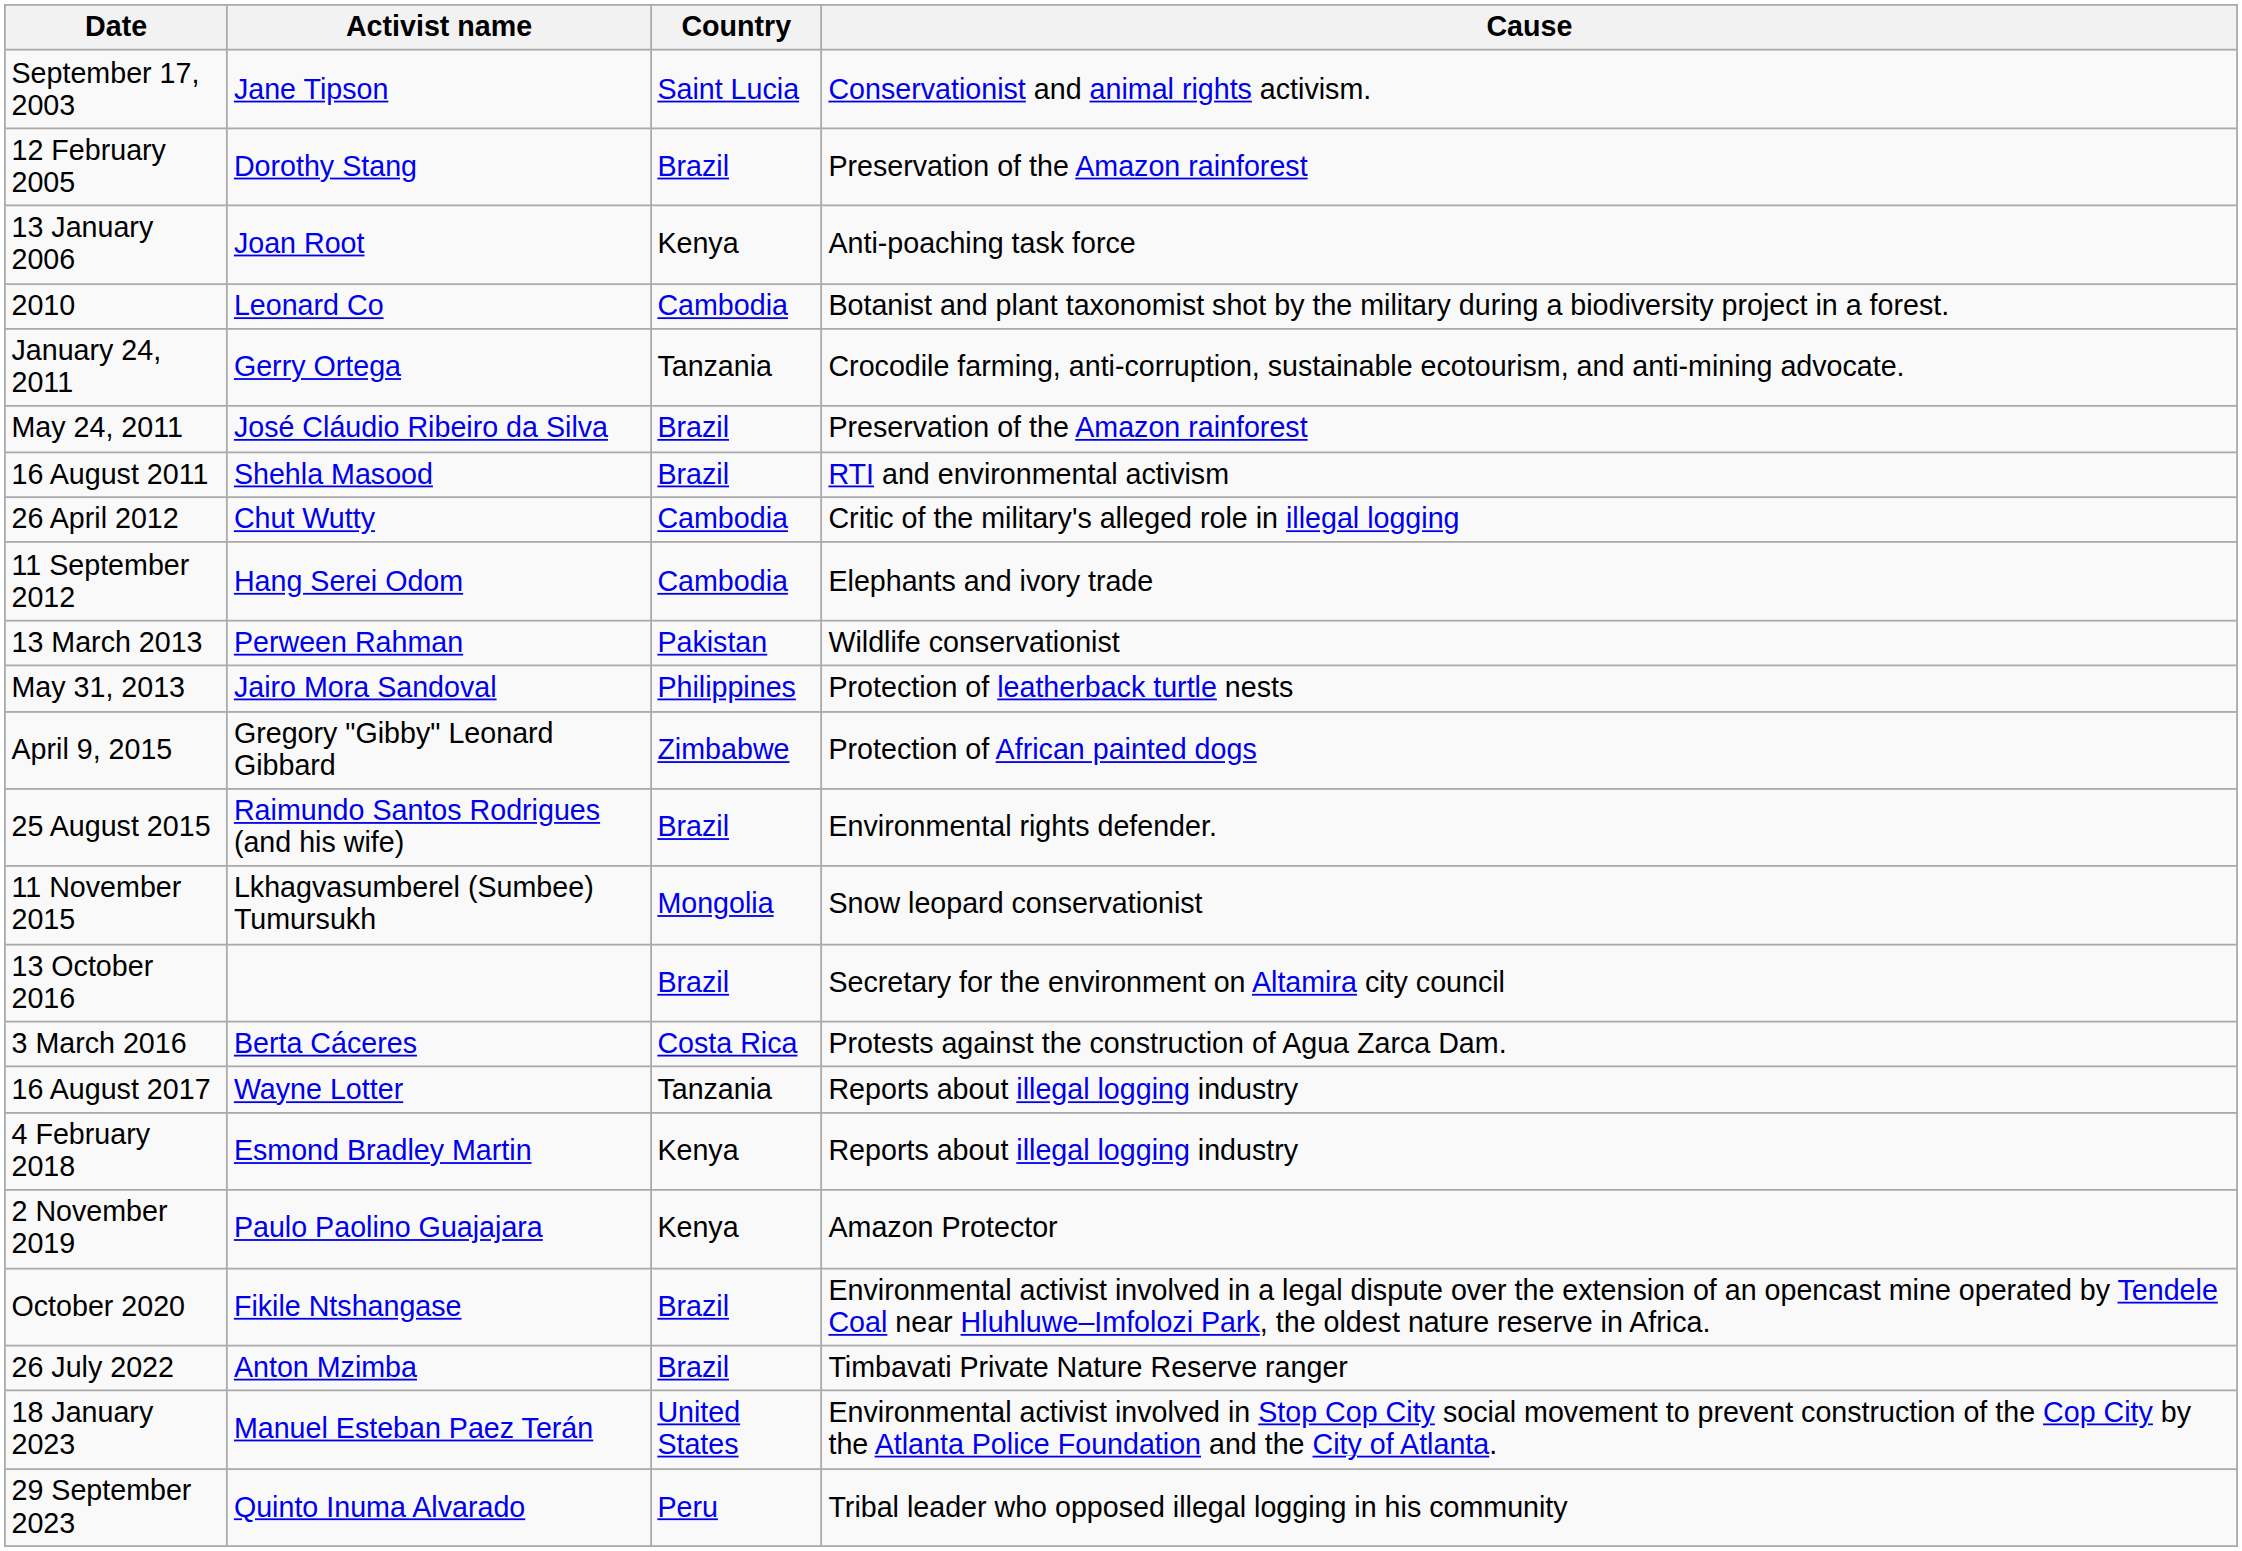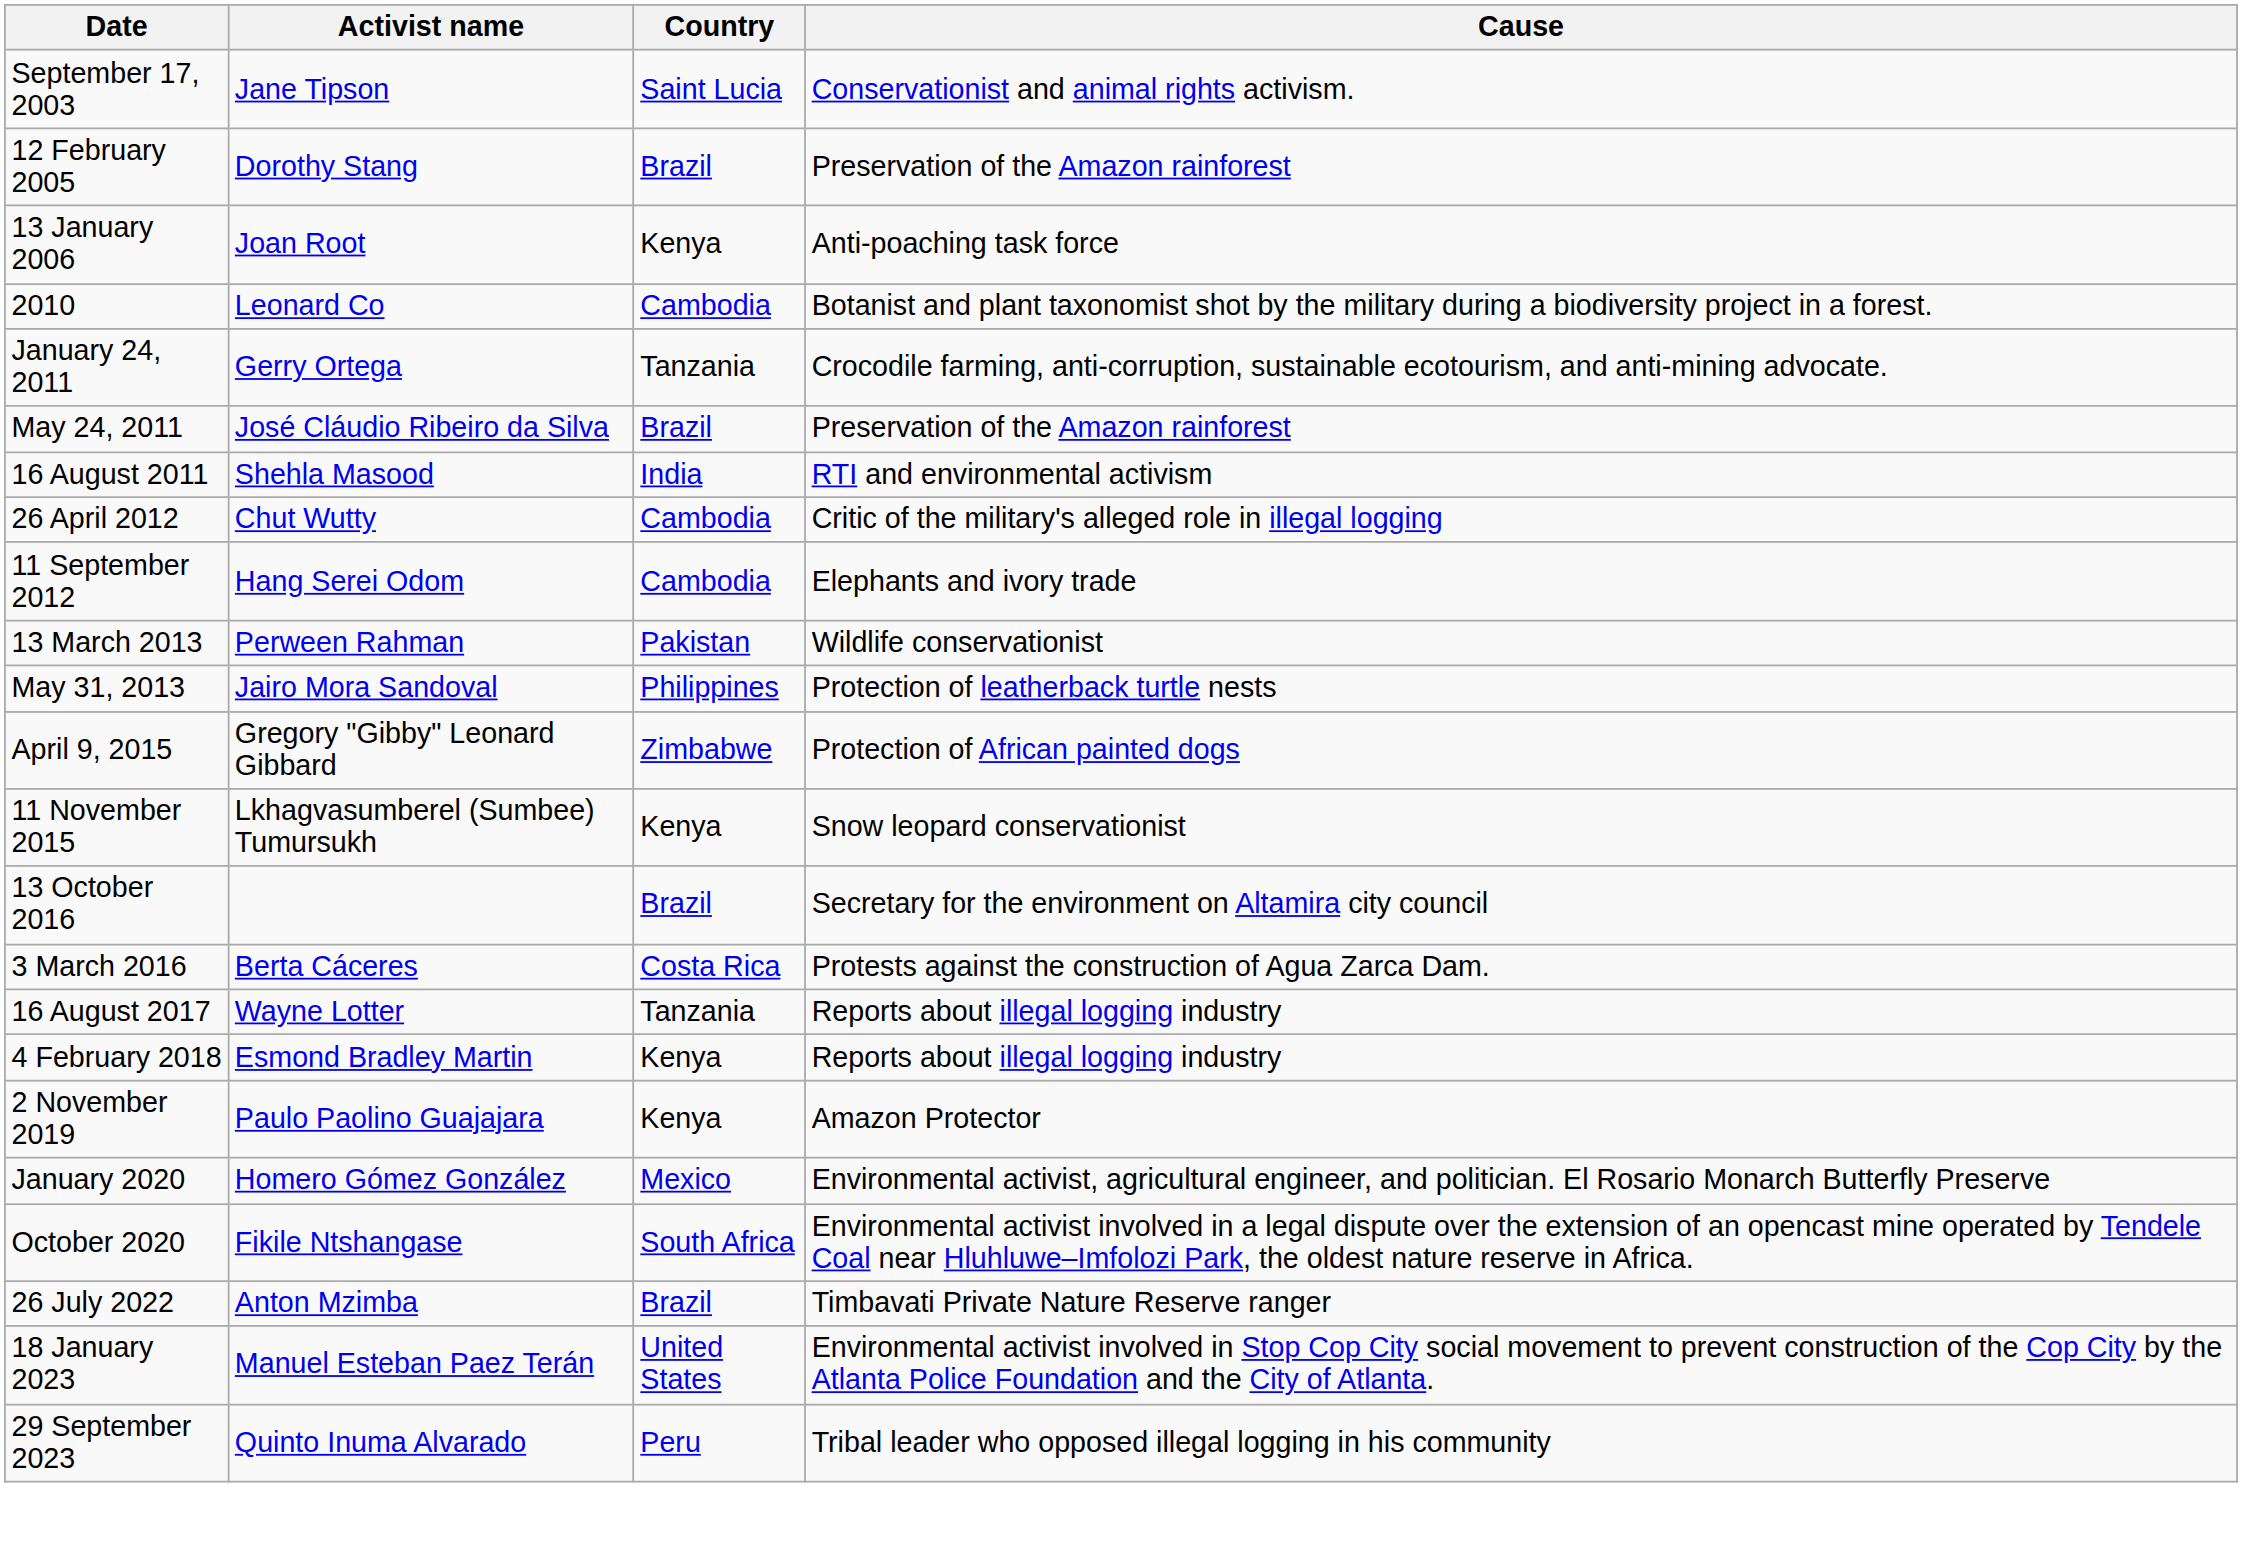(693, 474) Brazil -> (671, 474) India
- row: (111, 827)
(715, 904) Mongolia -> (681, 827) Kenya
+ row: (98, 1180)
(693, 1306) Brazil -> (718, 1241) South Africa
